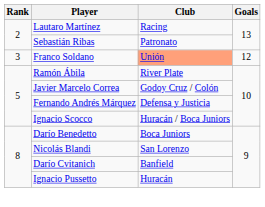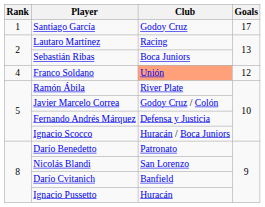+ row: (64, 27)
(159, 42) Patronato -> (165, 57) Boca Juniors
(18, 57) 3 -> (18, 73) 4
(165, 133) Boca Juniors -> (159, 149) Patronato
